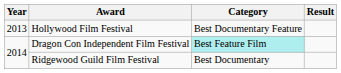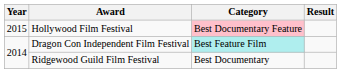(17, 28) 2013 -> (17, 28) 2015
(248, 28) no background -> (248, 28) pink background
